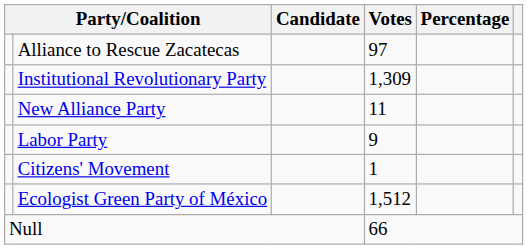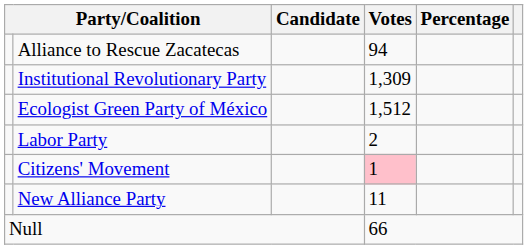(378, 49) 97 -> (378, 49) 94
rows swapped: (142, 199) <-> (92, 109)
(373, 139) 9 -> (373, 139) 2
(373, 169) no background -> (373, 169) pink background
